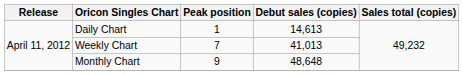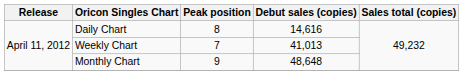(217, 29) 1 -> (217, 29) 8
(306, 29) 14,613 -> (306, 29) 14,616
